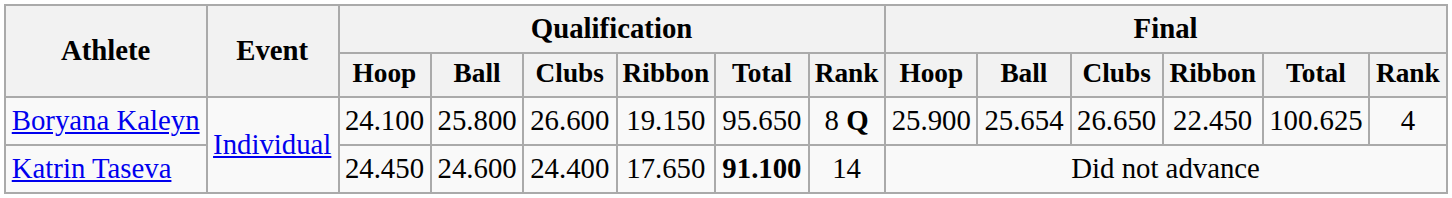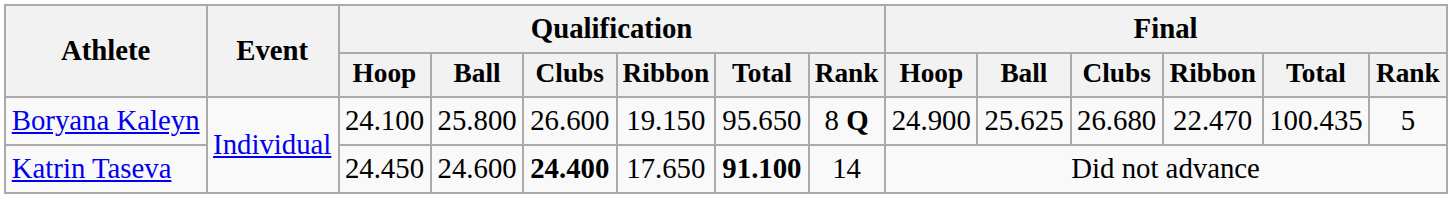(931, 121) 25.900 -> (931, 121) 24.900
(1024, 121) 25.654 -> (1024, 121) 25.625
(1117, 121) 26.650 -> (1117, 121) 26.680
(1213, 121) 22.450 -> (1213, 121) 22.470
(1316, 121) 100.625 -> (1316, 121) 100.435
(1408, 121) 4 -> (1408, 121) 5
(570, 168) normal -> (570, 168) bold
